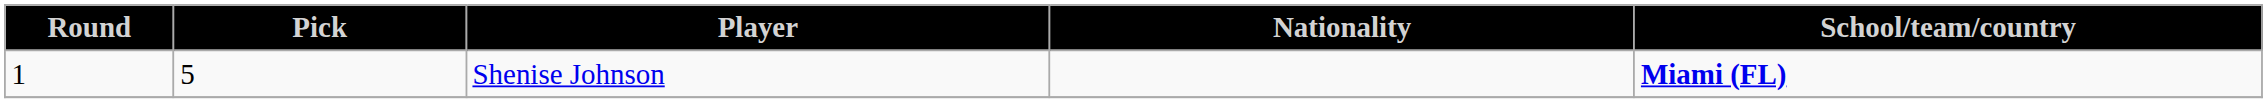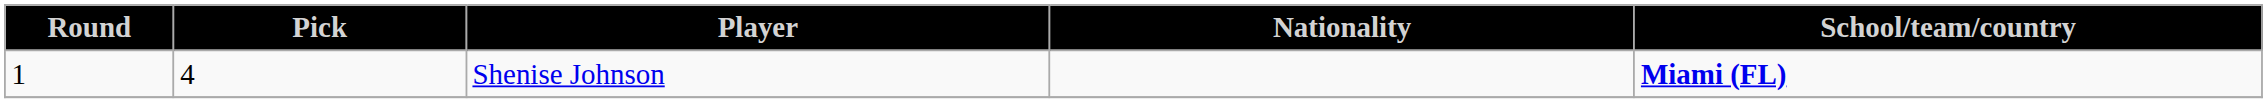(188, 73) 5 -> (188, 73) 4
